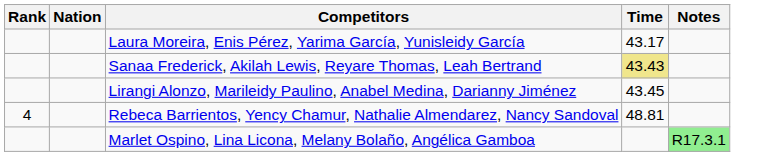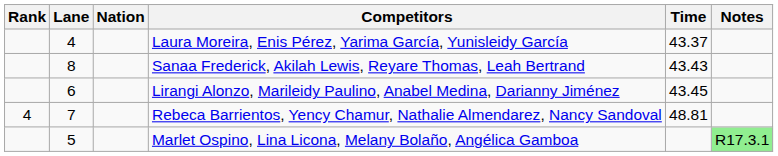+ column: (71, 17)
(645, 42) 43.17 -> (688, 42) 43.37
(645, 66) khaki background -> (688, 66) no background
